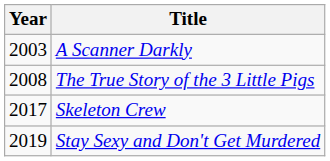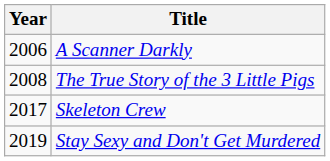(28, 49) 2003 -> (28, 49) 2006
